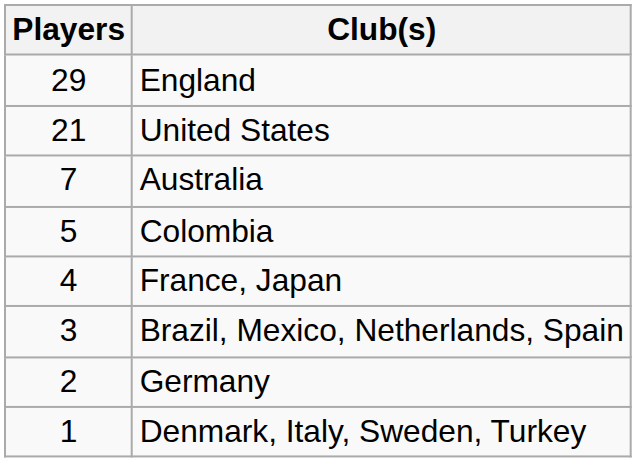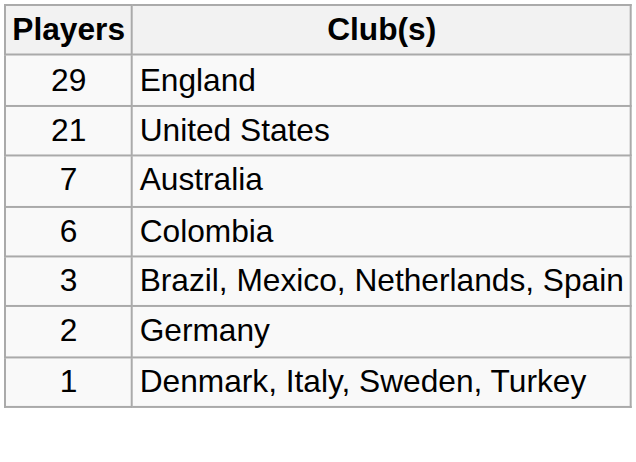(69, 230) 5 -> (69, 230) 6
- row: (241, 280)
